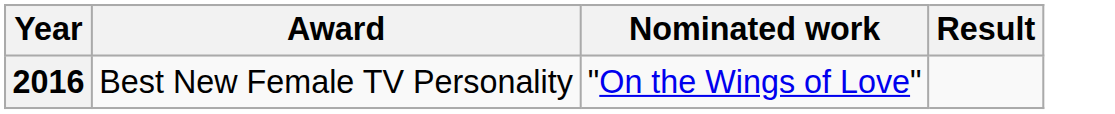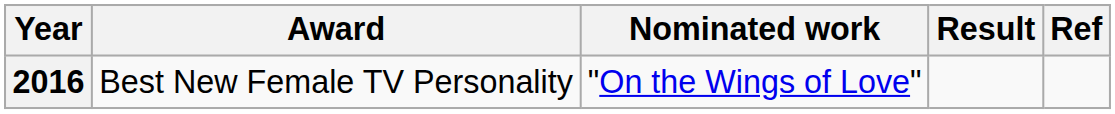+ column: (1076, 30)
